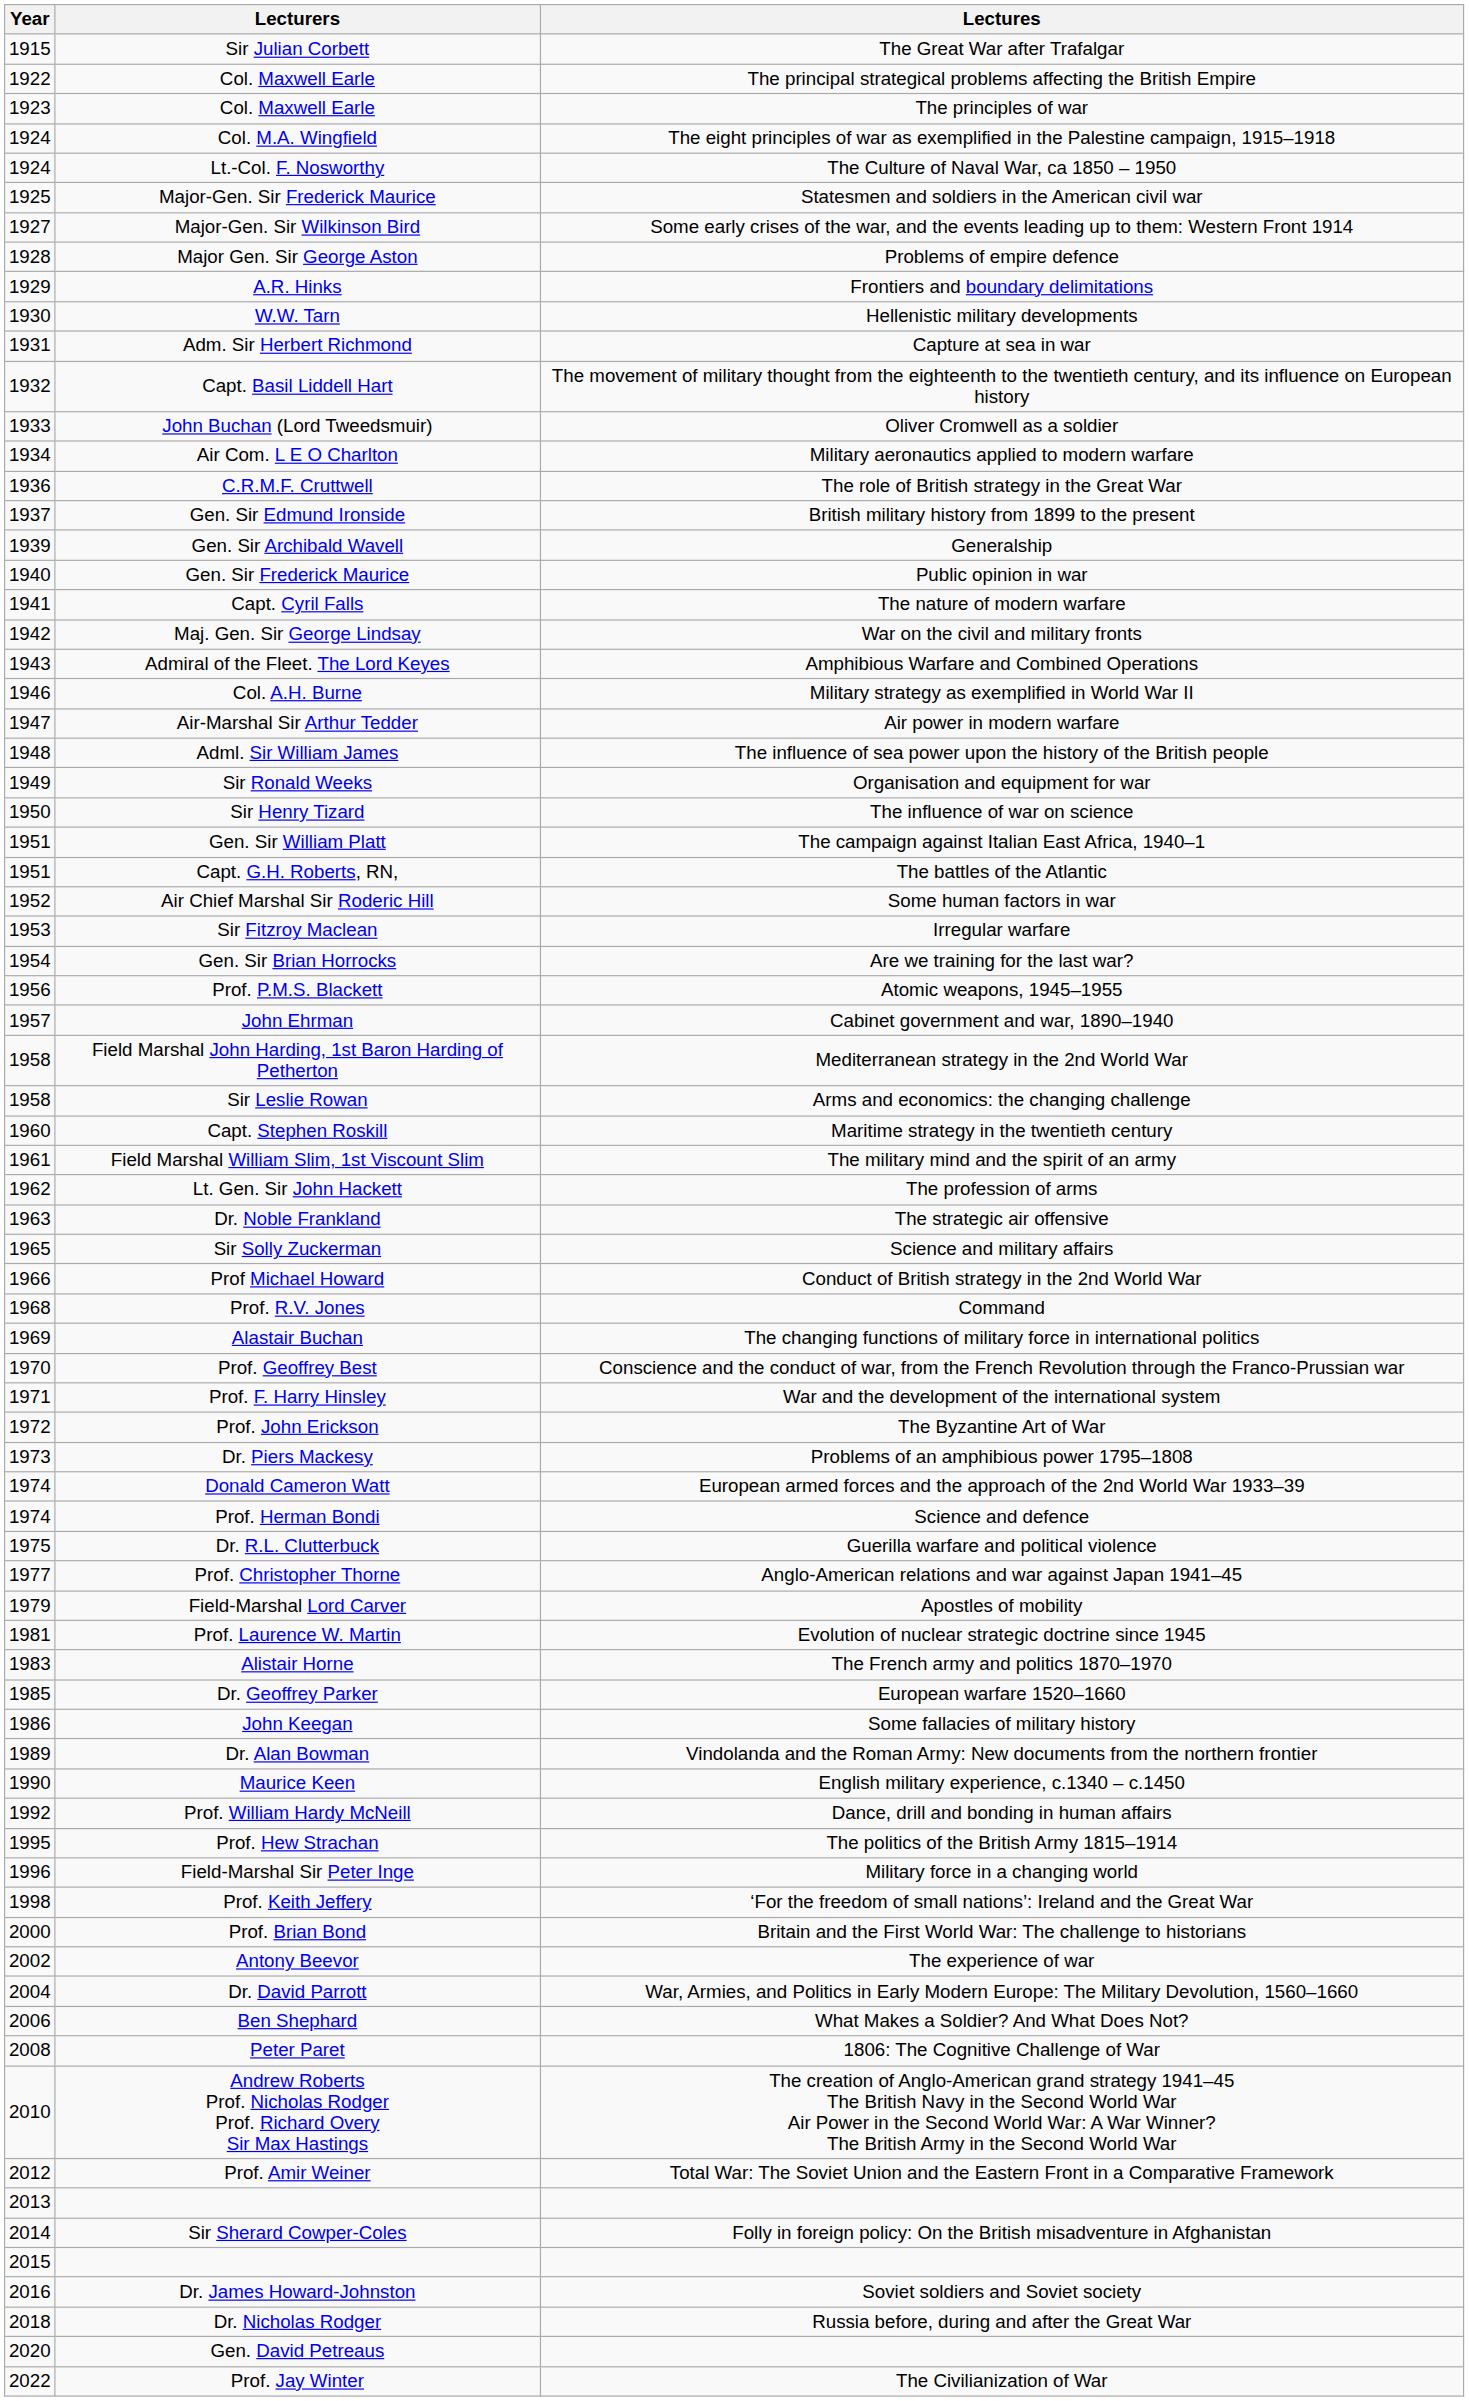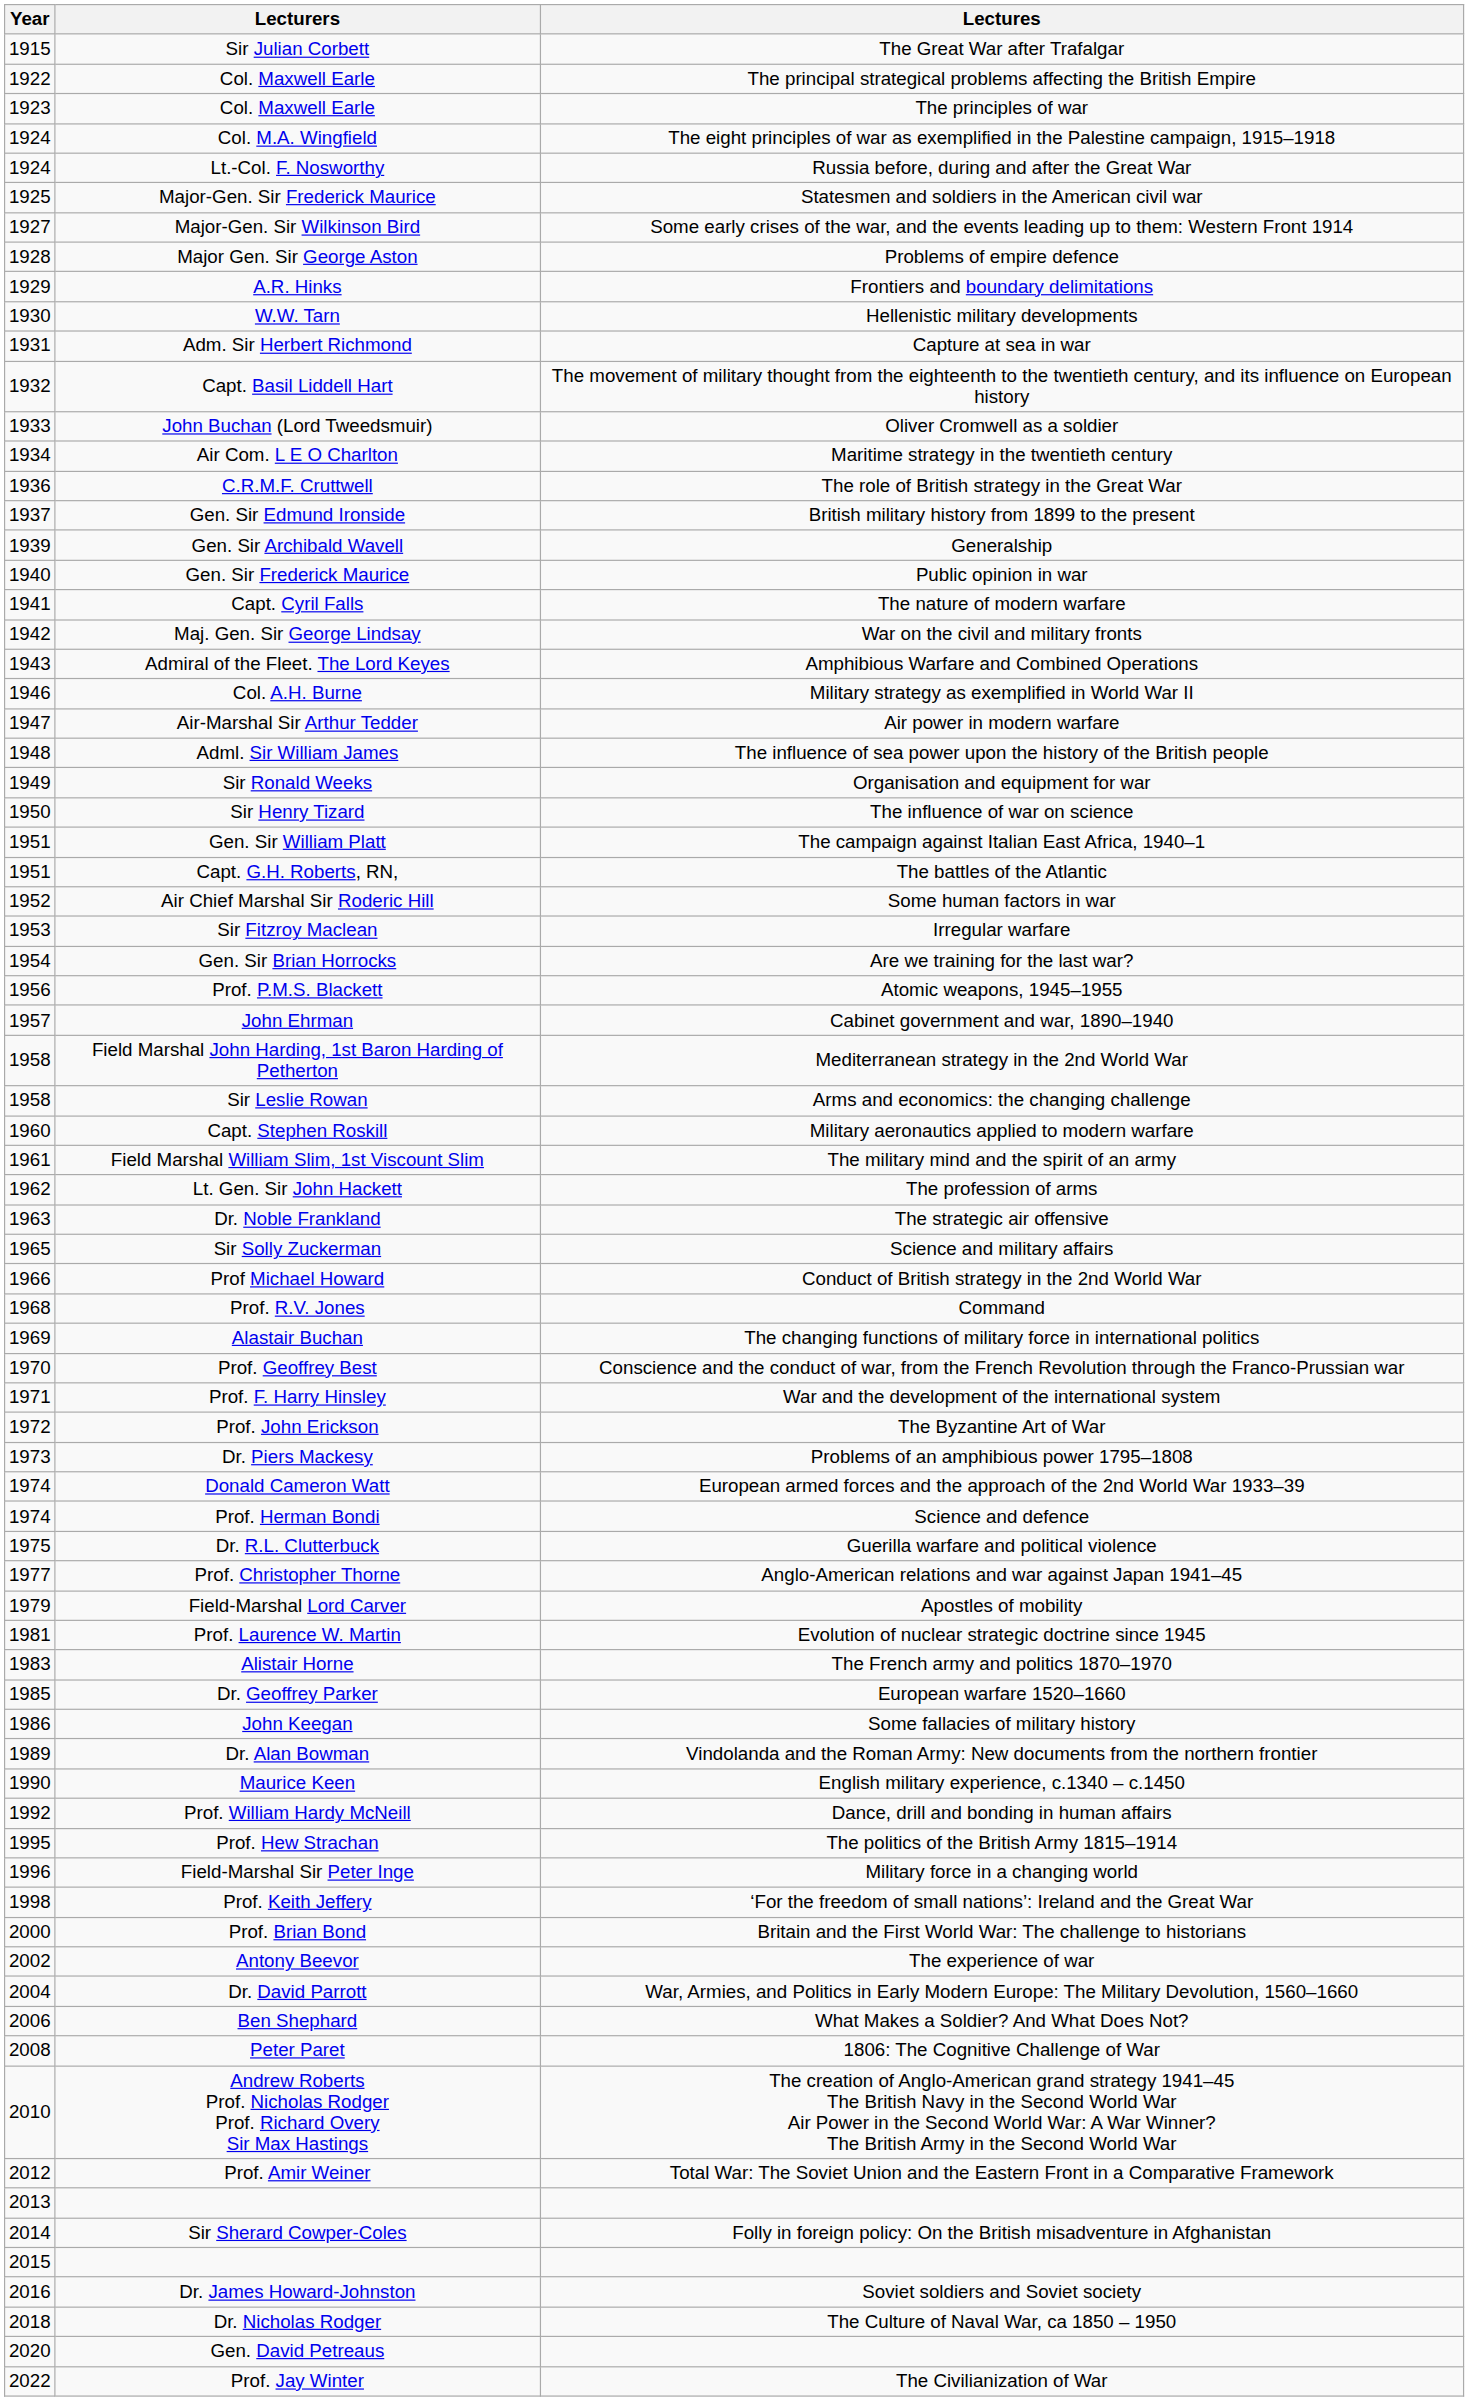(1002, 167) The Culture of Naval War, ca 1850 – 1950 -> (1002, 167) Russia before, during and after the Great War
(1002, 456) Military aeronautics applied to modern warfare -> (1002, 456) Maritime strategy in the twentieth century
(1002, 1130) Maritime strategy in the twentieth century -> (1002, 1130) Military aeronautics applied to modern warfare
(1002, 2321) Russia before, during and after the Great War -> (1002, 2321) The Culture of Naval War, ca 1850 – 1950
